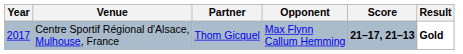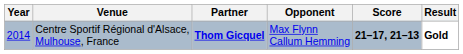(19, 36) 2017 -> (19, 36) 2014
(227, 36) normal -> (229, 36) bold
